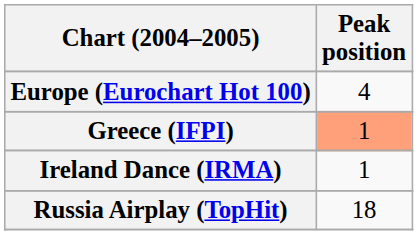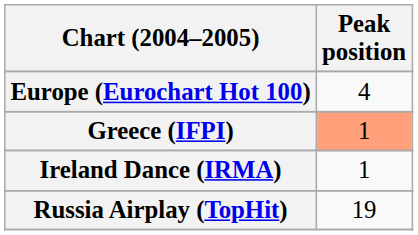(364, 209) 18 -> (364, 209) 19
